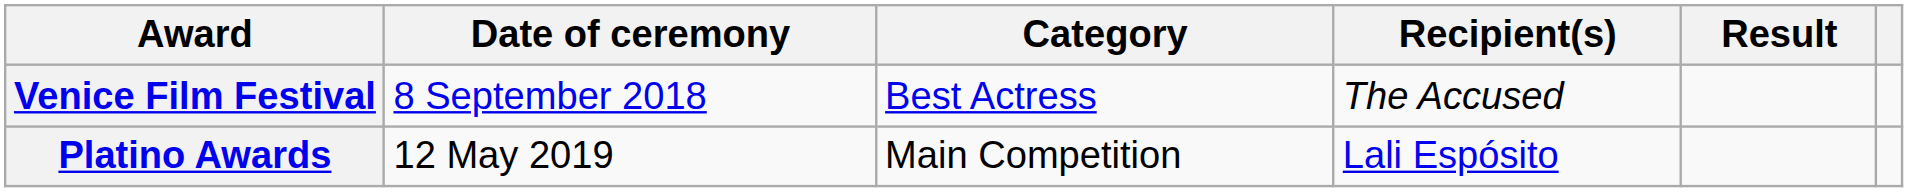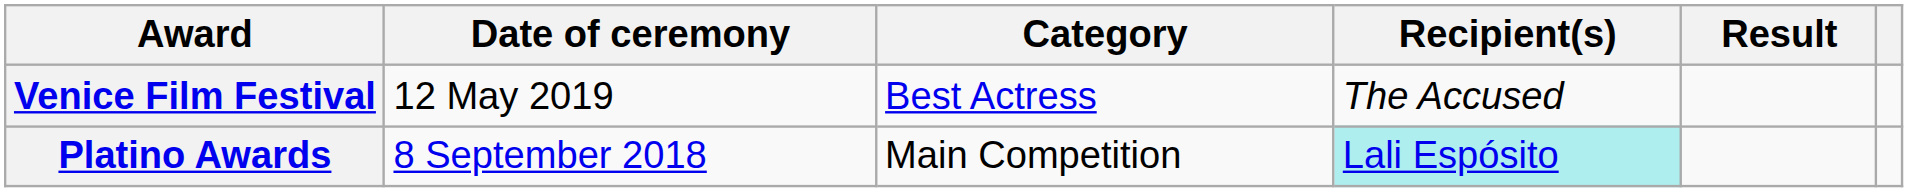(550, 95) 8 September 2018 -> (504, 95) 12 May 2019
(504, 155) 12 May 2019 -> (550, 155) 8 September 2018
(1451, 155) no background -> (1451, 155) paleturquoise background
